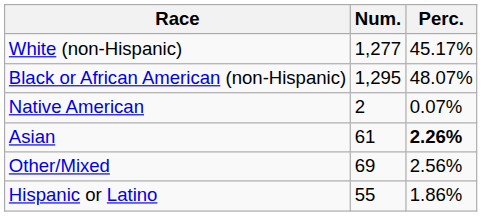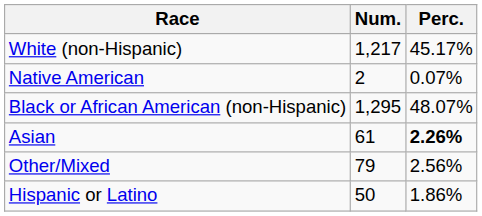(378, 48) 1,277 -> (378, 48) 1,217
rows swapped: (178, 78) <-> (76, 107)
(365, 166) 69 -> (365, 166) 79
(365, 195) 55 -> (365, 195) 50
